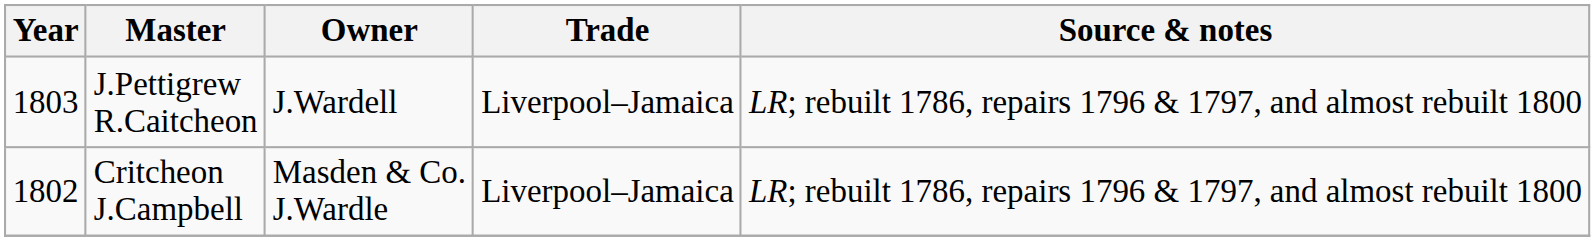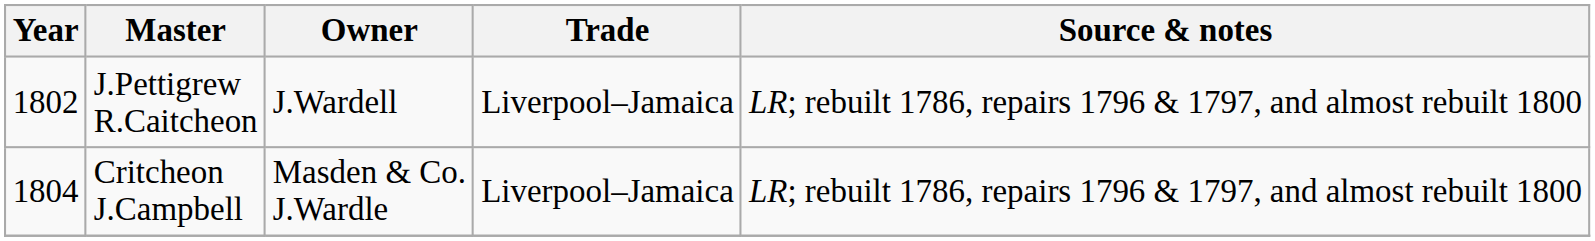(46, 101) 1803 -> (46, 101) 1802
(46, 190) 1802 -> (46, 190) 1804
